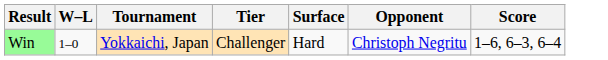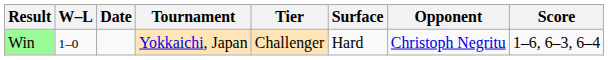+ column: (116, 17)
